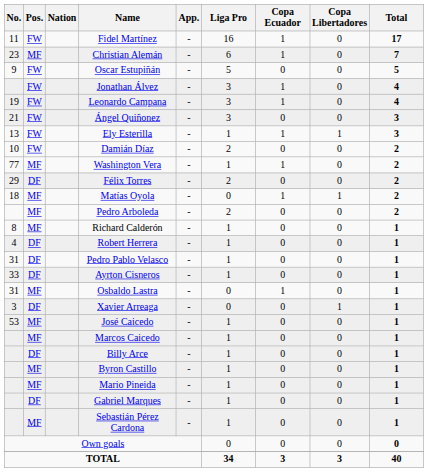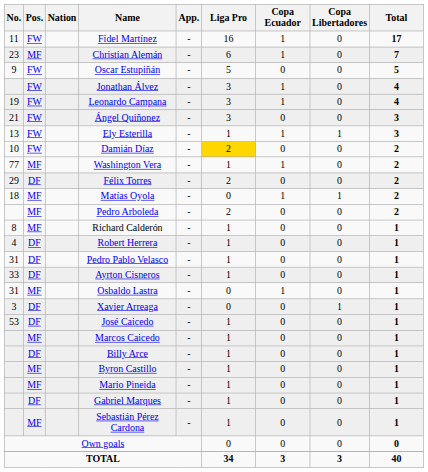(229, 149) no background -> (229, 149) gold background
(34, 322) MF -> (34, 322) DF
